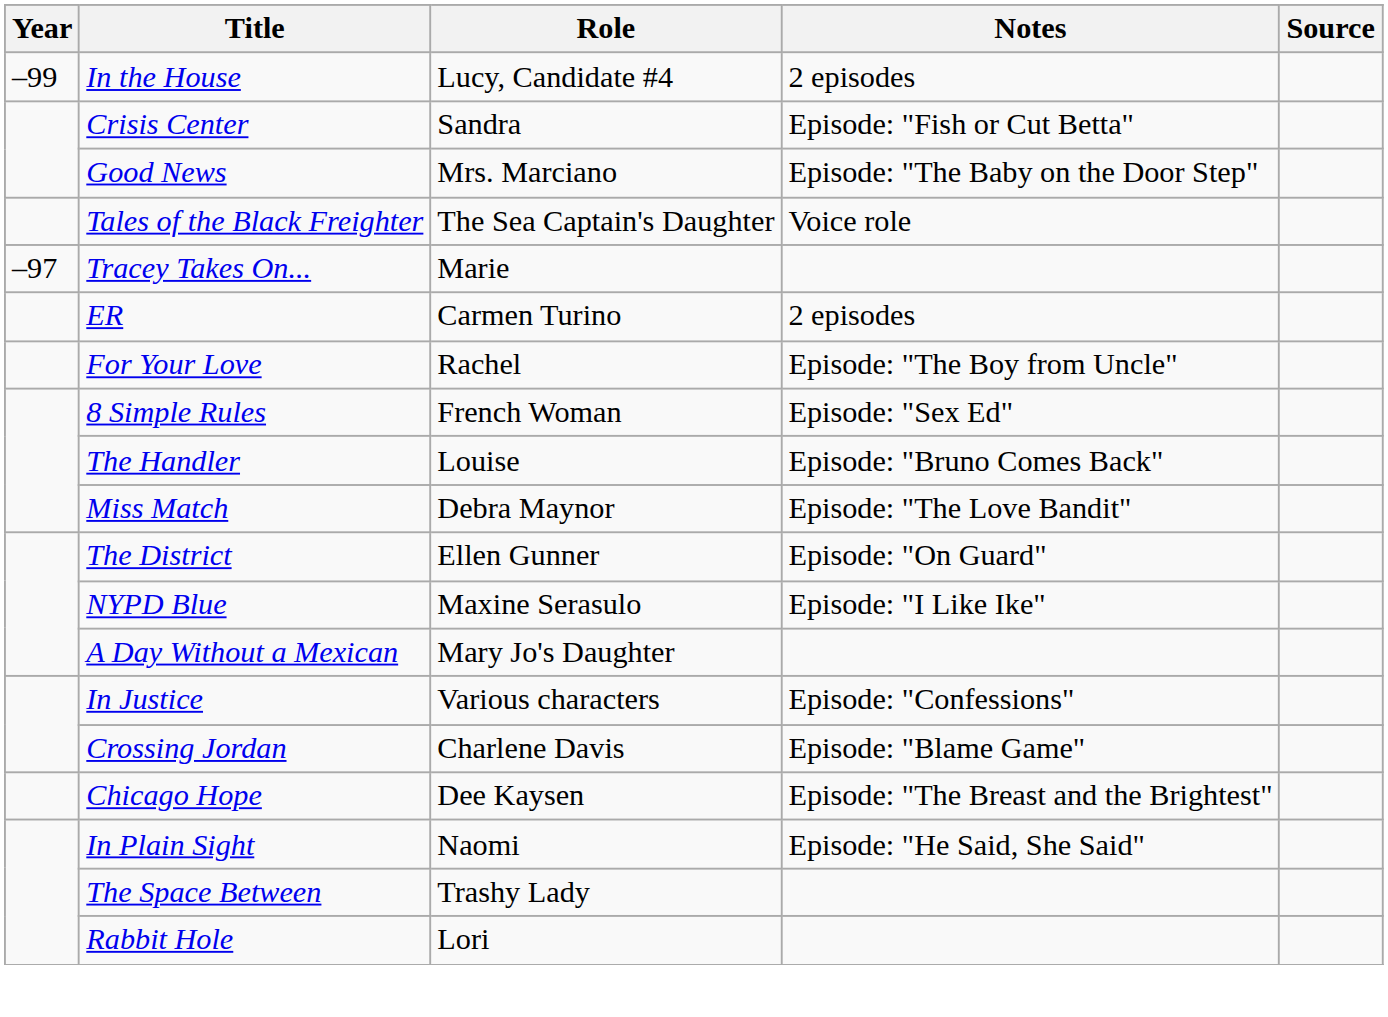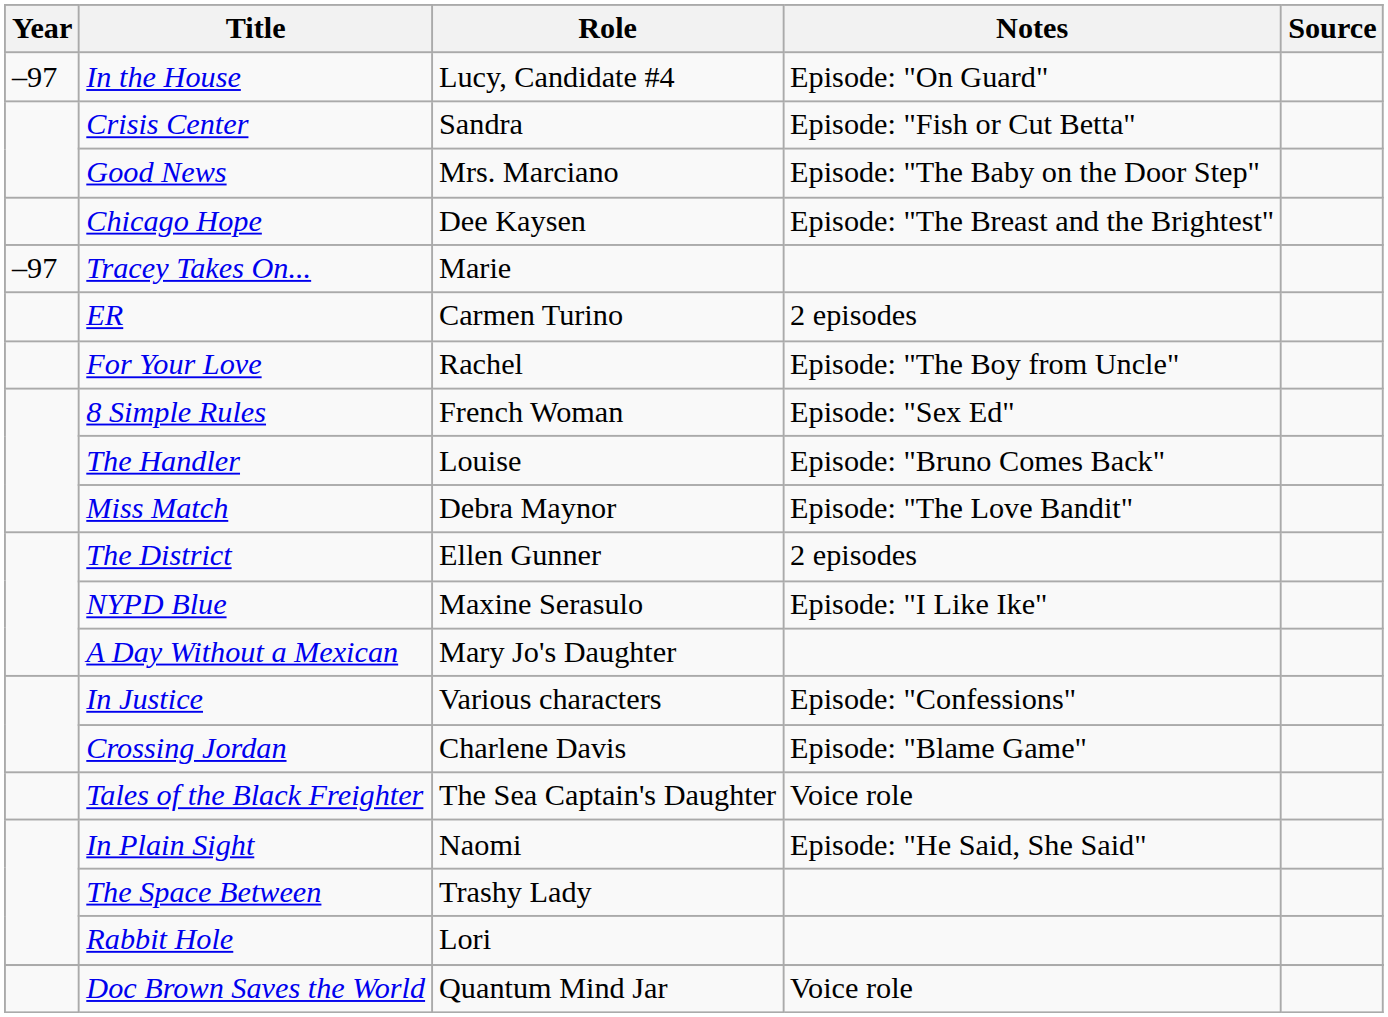(35, 76) –99 -> (35, 76) –97
(852, 76) 2 episodes -> (919, 76) Episode: "On Guard"
rows swapped: (174, 795) <-> (255, 220)
(917, 556) Episode: "On Guard" -> (854, 556) 2 episodes
+ row: (256, 987)
